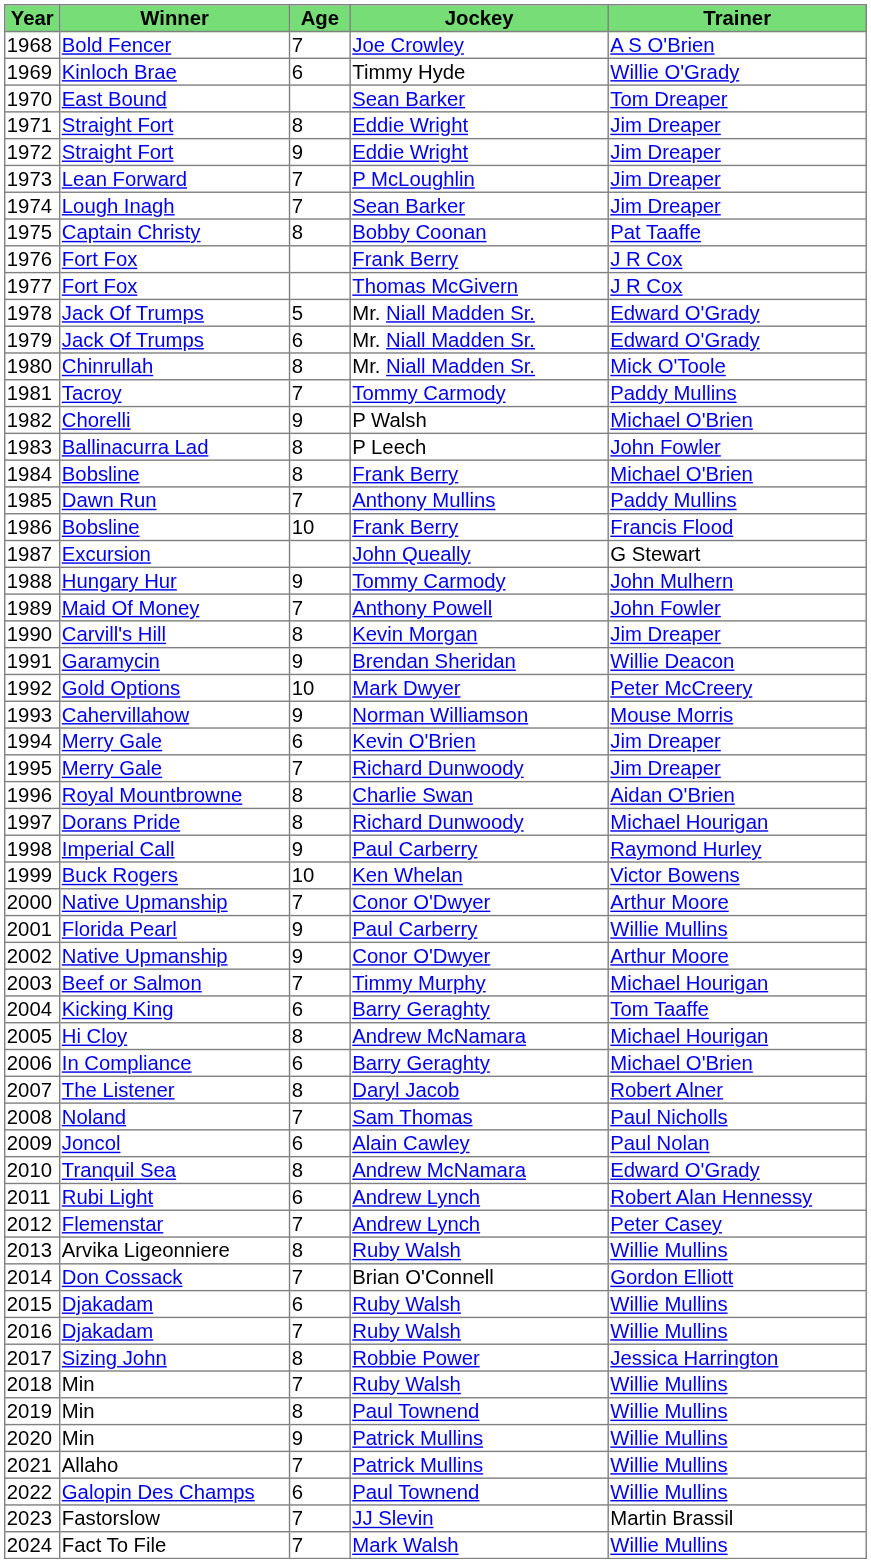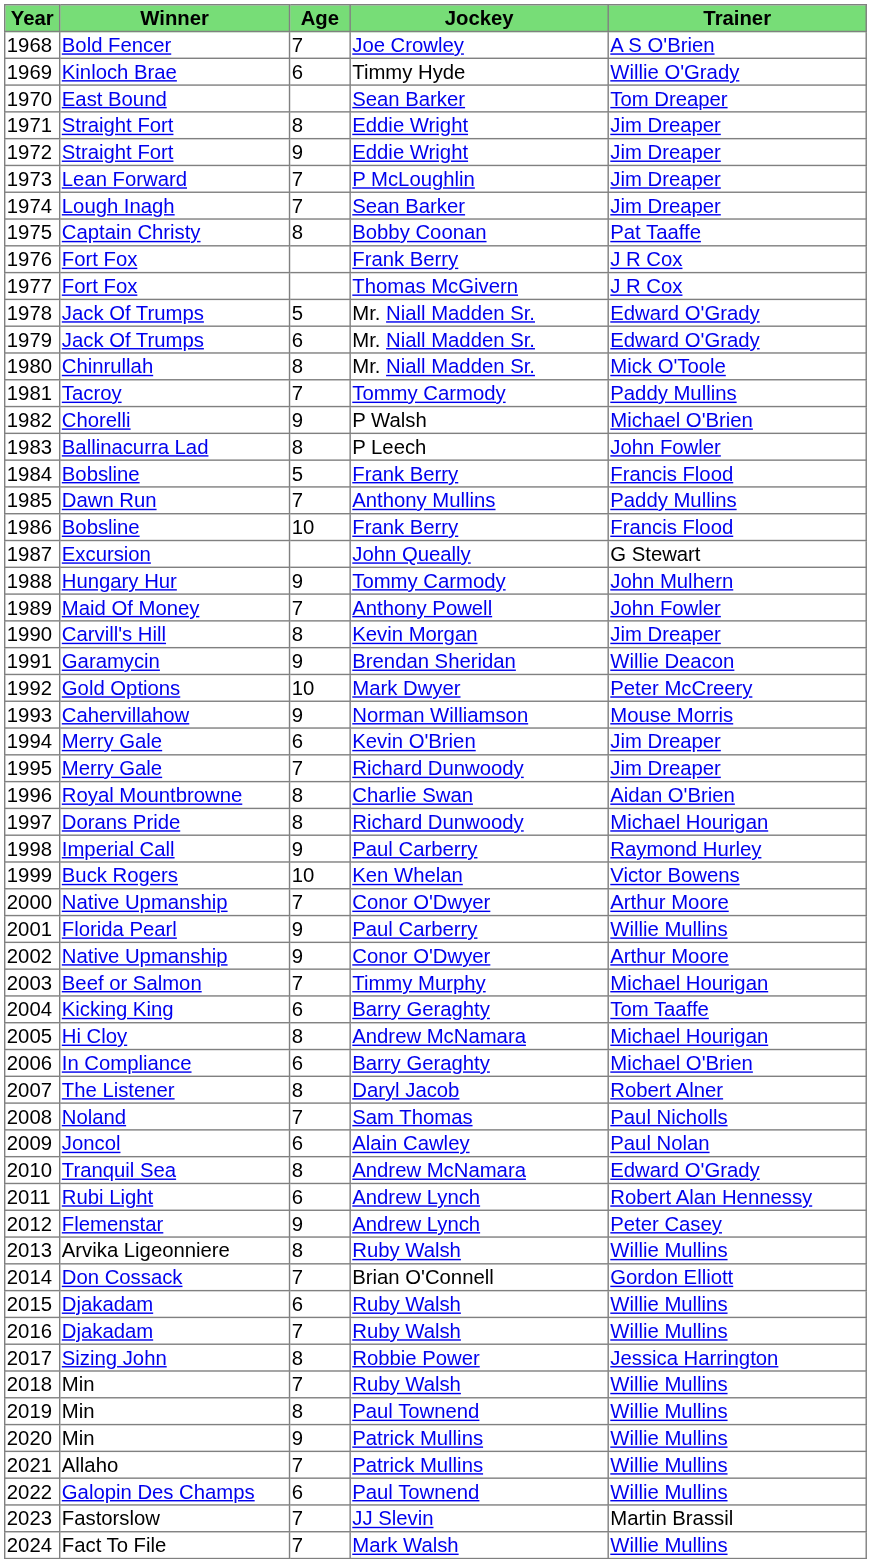(297, 474) 8 -> (297, 474) 5
(682, 474) Michael O'Brien -> (672, 474) Francis Flood
(297, 1224) 7 -> (297, 1224) 9
